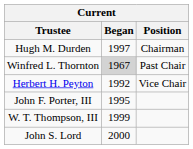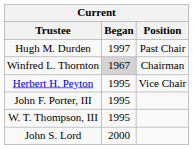(162, 48) Chairman -> (162, 48) Past Chair
(162, 65) Past Chair -> (162, 65) Chairman
(119, 83) 1992 -> (119, 83) 1995
(119, 118) 1999 -> (119, 118) 1995
